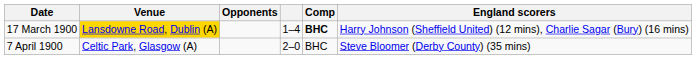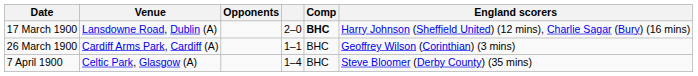(150, 29) gold background -> (150, 29) no background
(291, 29) 1–4 -> (293, 29) 2–0
+ row: (42, 46)
(291, 46) 2–0 -> (293, 63) 1–4
